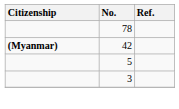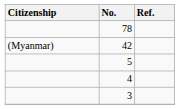(33, 46) bold -> (31, 46) normal
+ row: (130, 79)
